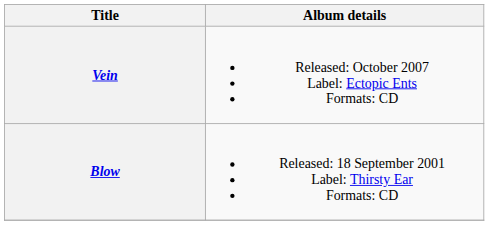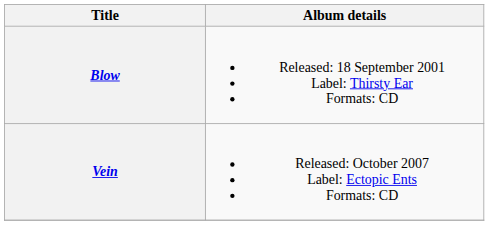rows swapped: (105, 171) <-> (105, 75)
